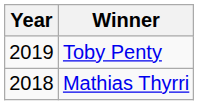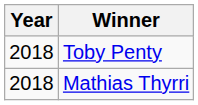(31, 52) 2019 -> (31, 52) 2018
